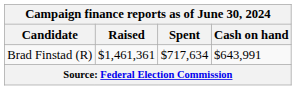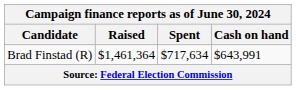(127, 54) $1,461,361 -> (127, 54) $1,461,364
